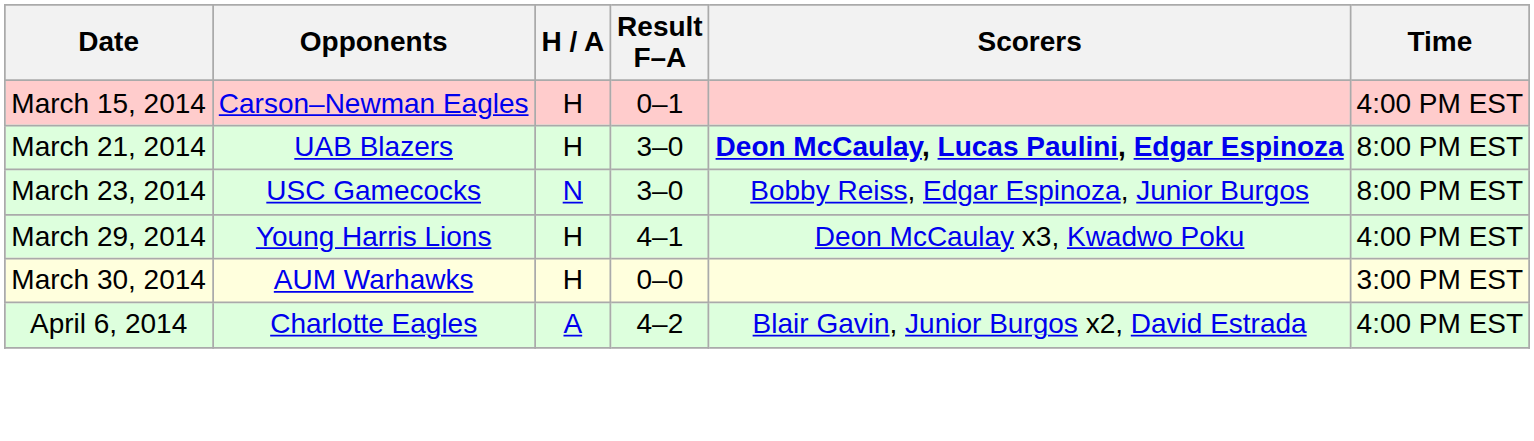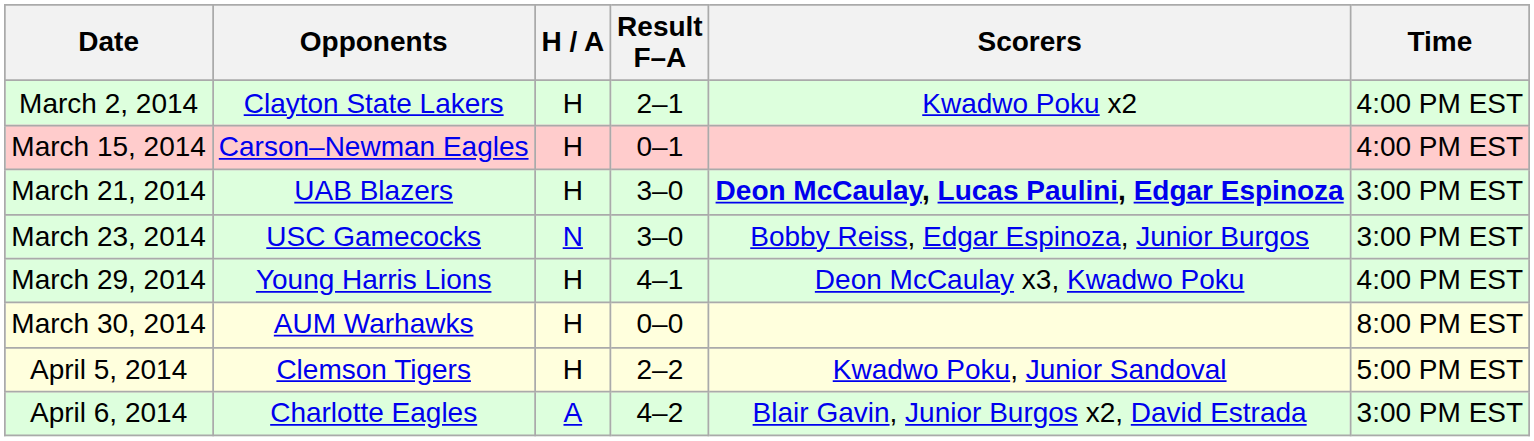+ row: (109, 102)
(1440, 147) 8:00 PM EST -> (1440, 191) 3:00 PM EST
(1440, 191) 8:00 PM EST -> (1440, 235) 3:00 PM EST
(1440, 280) 3:00 PM EST -> (1440, 324) 8:00 PM EST
+ row: (109, 369)
(1440, 324) 4:00 PM EST -> (1440, 413) 3:00 PM EST
